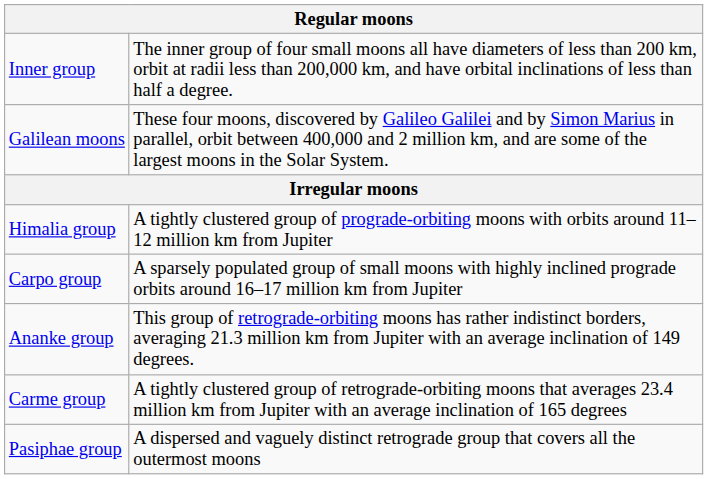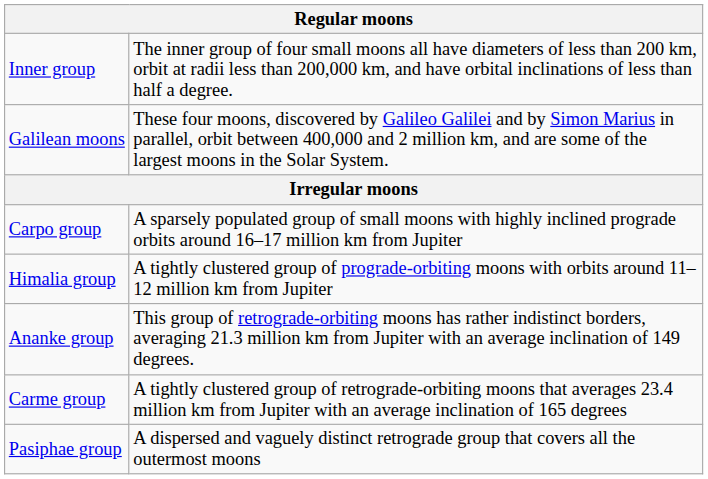rows swapped: (62, 228) <-> (55, 278)
